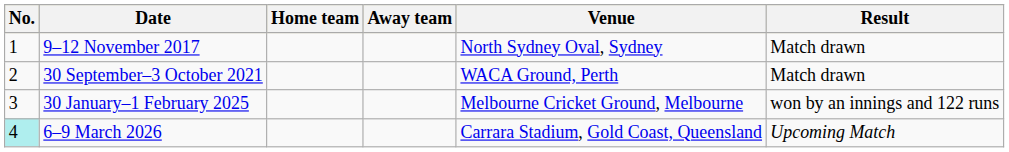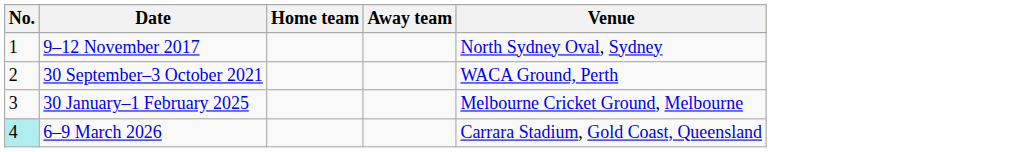- column: (885, 18)
